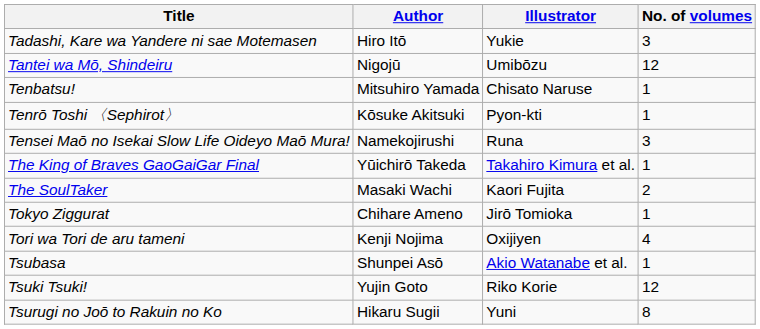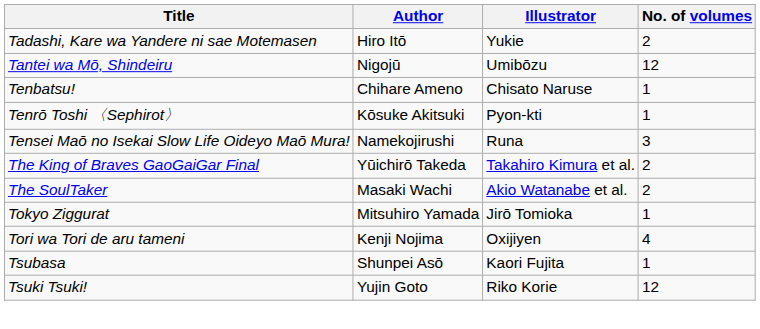(646, 41) 3 -> (646, 41) 2
(418, 89) Mitsuhiro Yamada -> (410, 89) Chihare Ameno
(646, 165) 1 -> (646, 165) 2
(525, 190) Kaori Fujita -> (557, 190) Akio Watanabe et al.
(410, 214) Chihare Ameno -> (418, 214) Mitsuhiro Yamada
(557, 263) Akio Watanabe et al. -> (525, 263) Kaori Fujita
- row: (115, 311)
